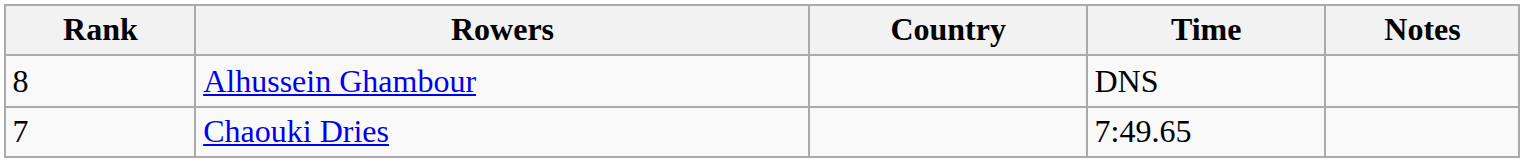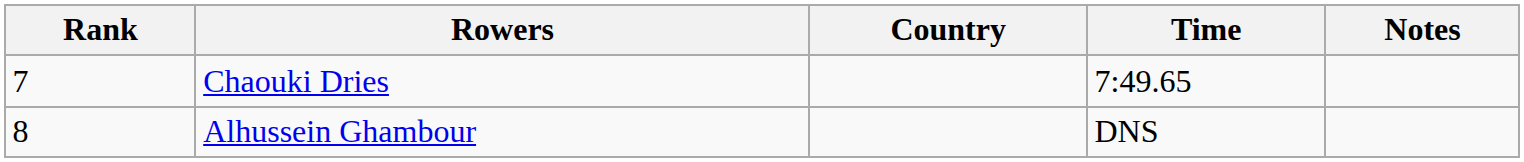rows swapped: (296, 131) <-> (340, 80)
